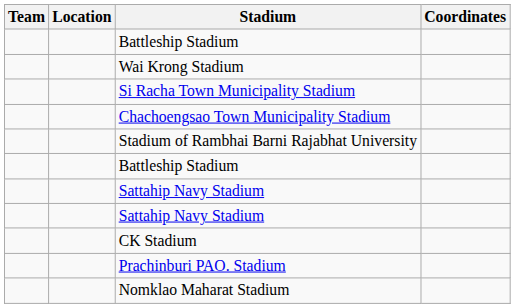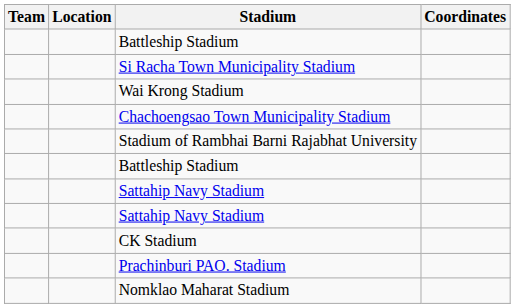rows swapped: (27, 67) <-> (27, 92)
